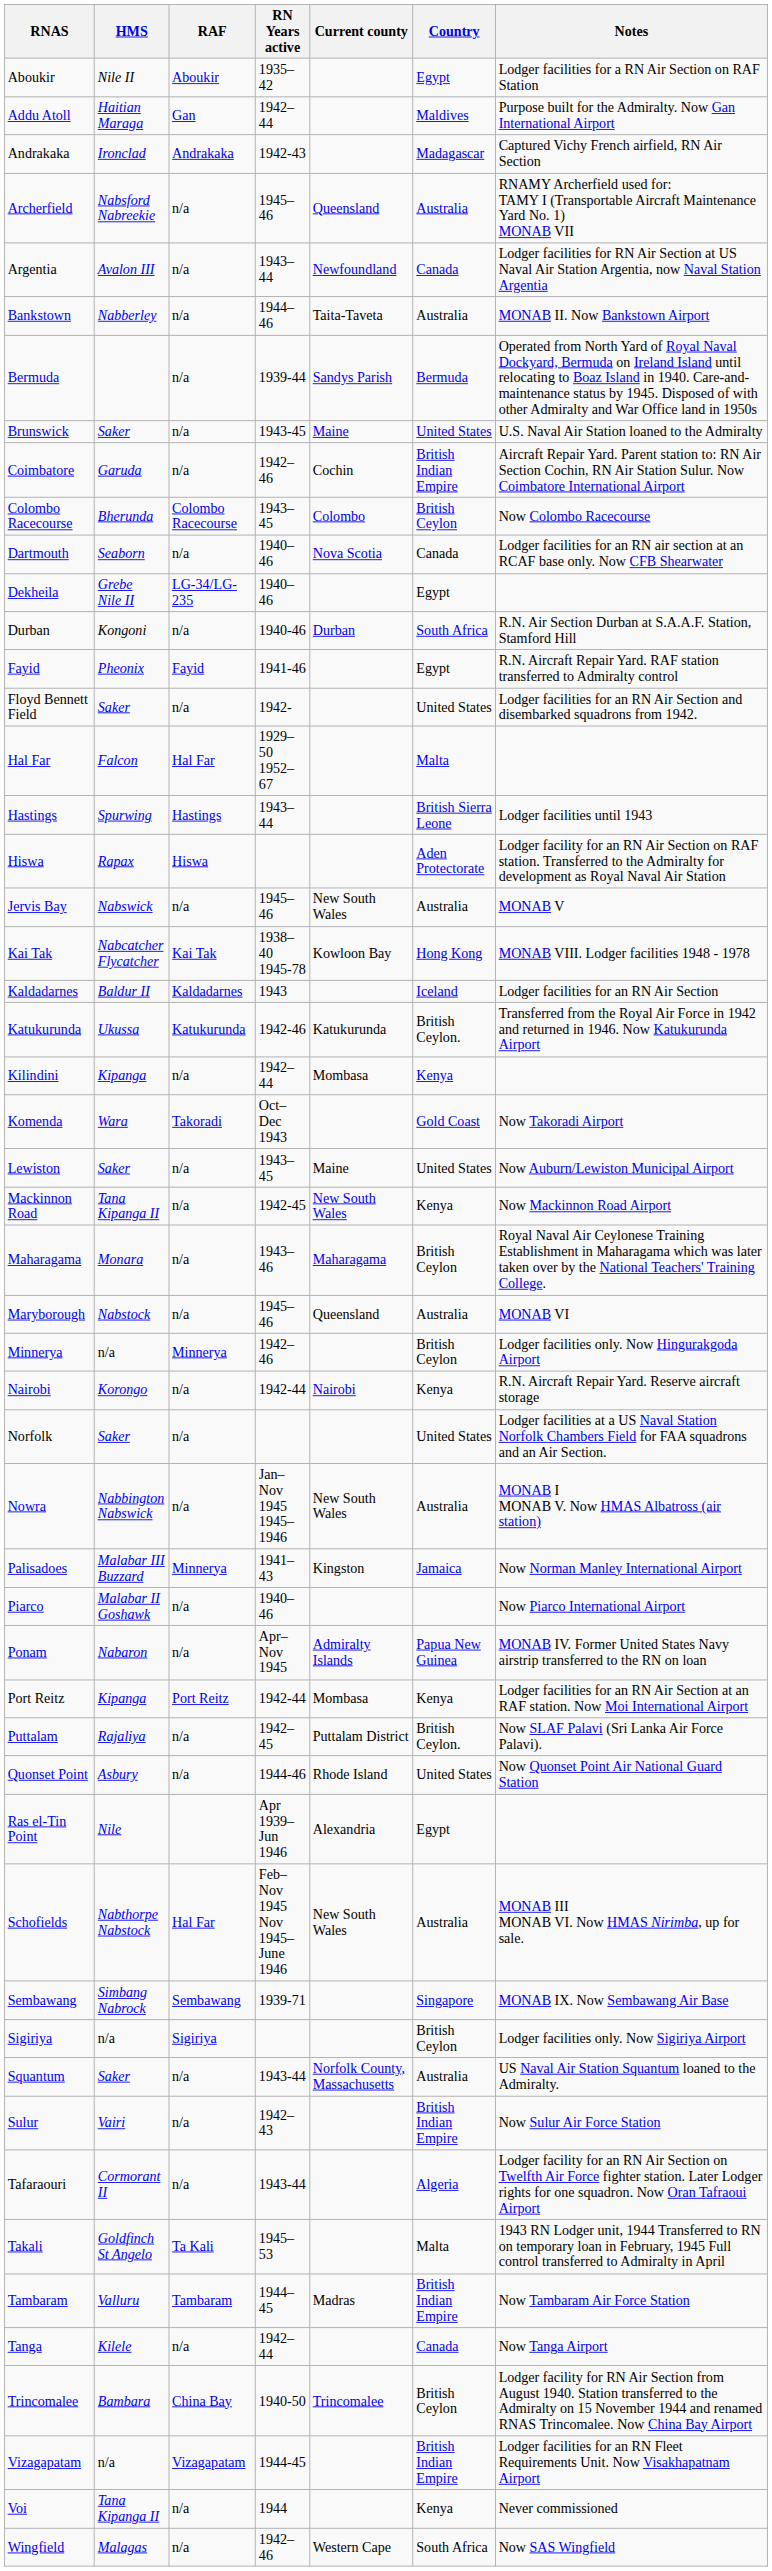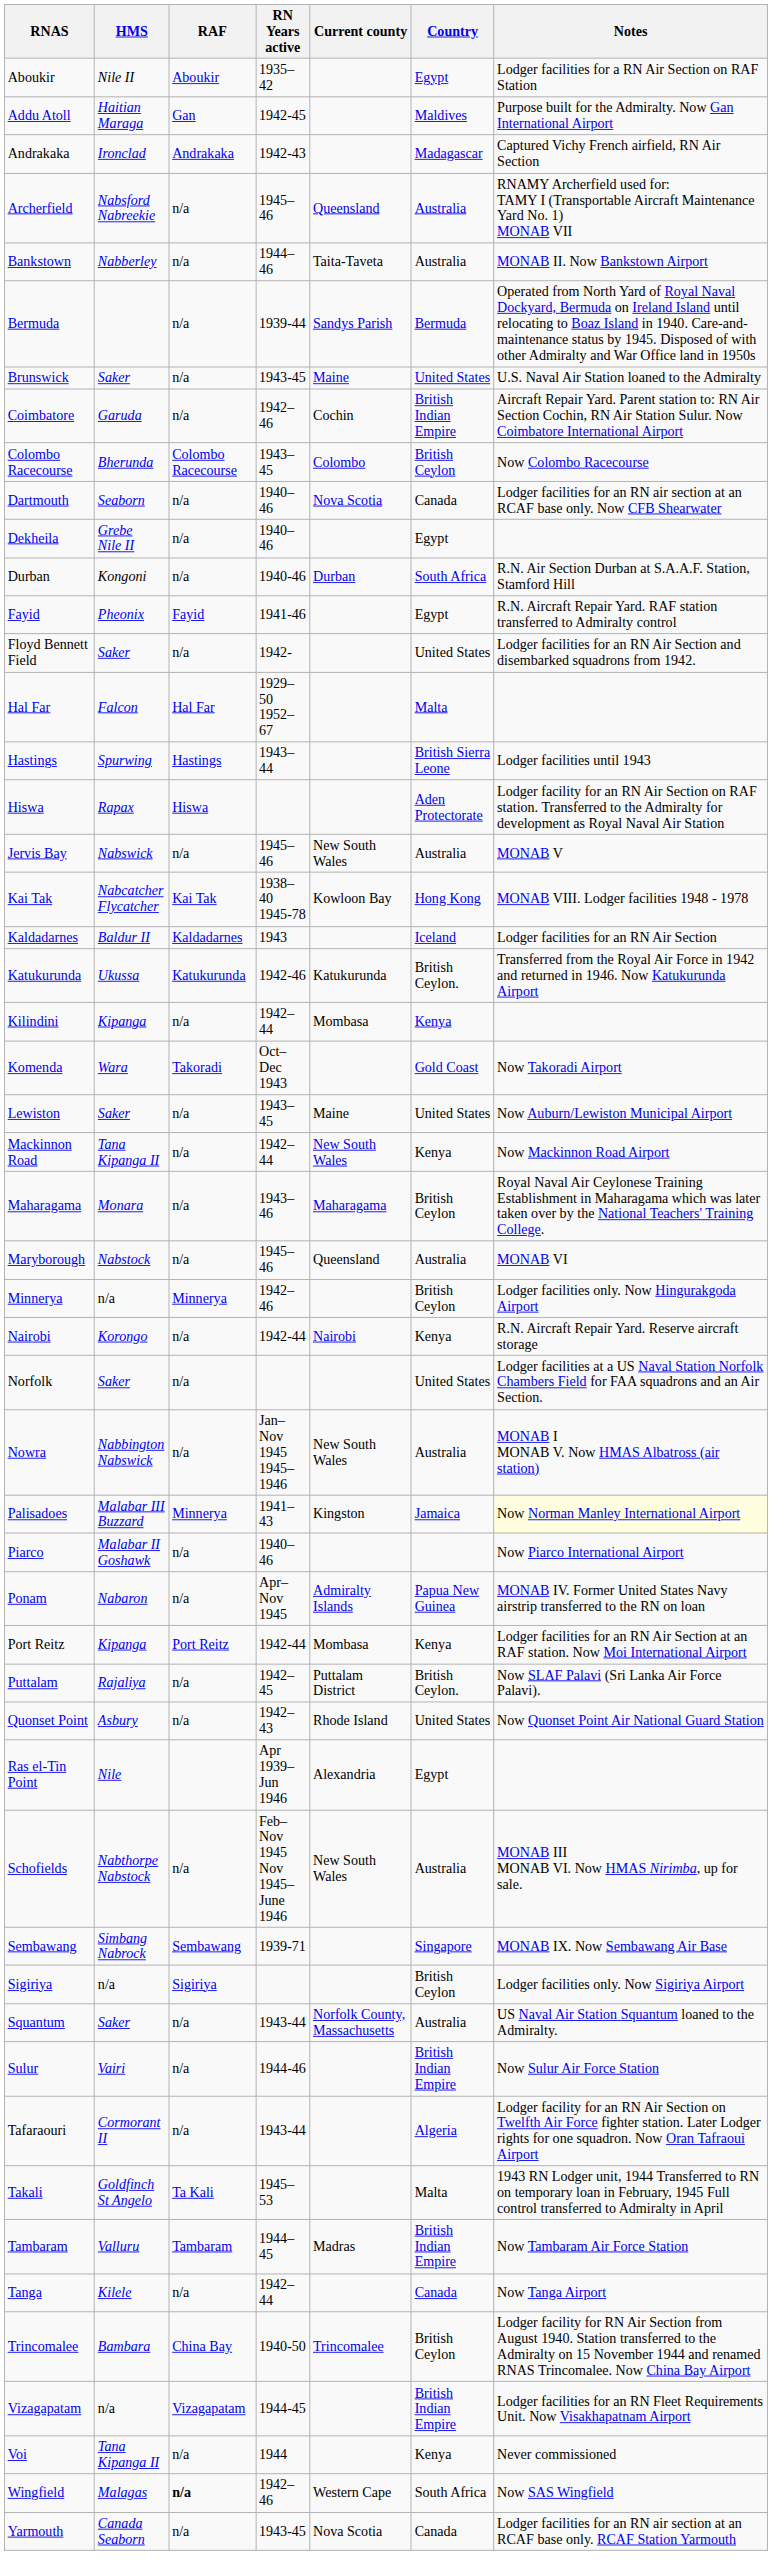(276, 115) 1942–44 -> (282, 115) 1942-45
- row: (32, 269)
(205, 592) LG-34/LG-235 -> (181, 538) n/a
(282, 1206) 1942-45 -> (277, 1152) 1942–44
(620, 1568) no background -> (619, 1514) lightyellow background
(282, 1775) 1944-46 -> (277, 1720) 1942–43
(193, 1922) Hal Far -> (181, 1868) n/a
(276, 2122) 1942–43 -> (282, 2068) 1944-46
(181, 2546) normal -> (182, 2492) bold
+ row: (36, 2531)
